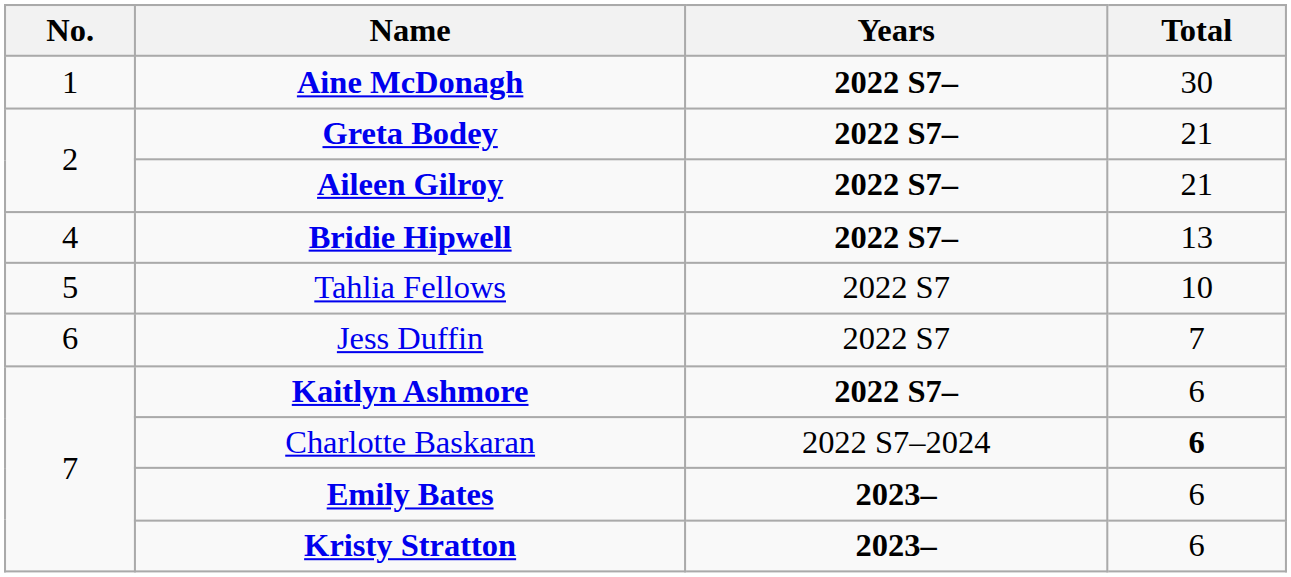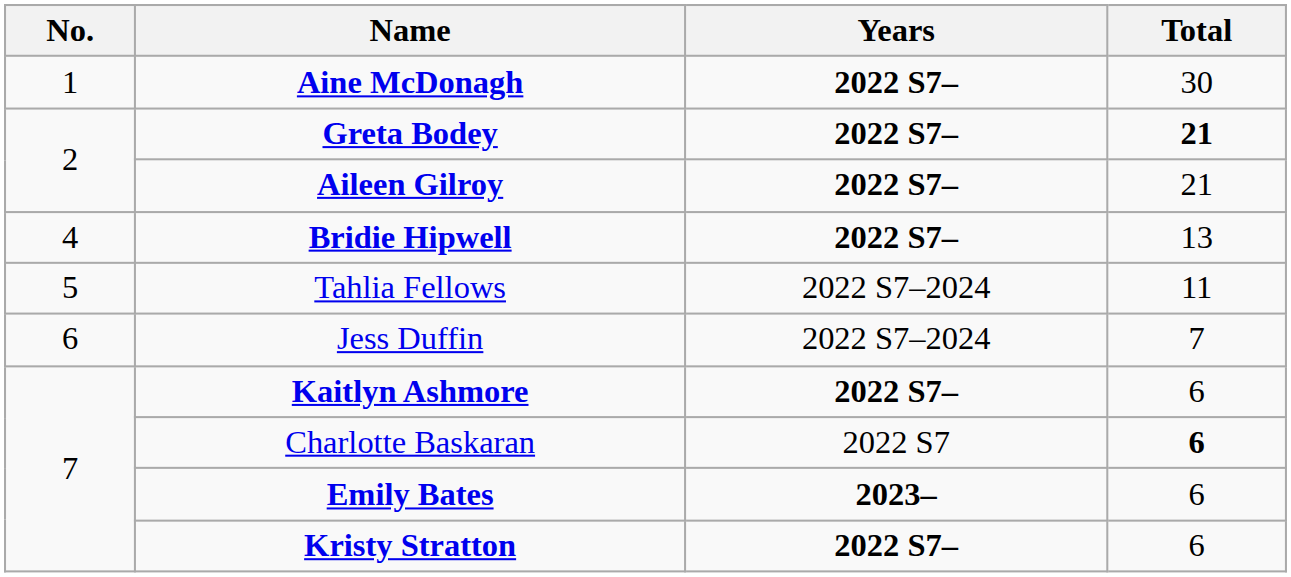(1197, 133) normal -> (1197, 133) bold
(896, 287) 2022 S7 -> (896, 287) 2022 S7–2024
(1197, 287) 10 -> (1197, 287) 11
(896, 339) 2022 S7 -> (896, 339) 2022 S7–2024
(896, 442) 2022 S7–2024 -> (896, 442) 2022 S7
(896, 545) 2023– -> (896, 545) 2022 S7–
